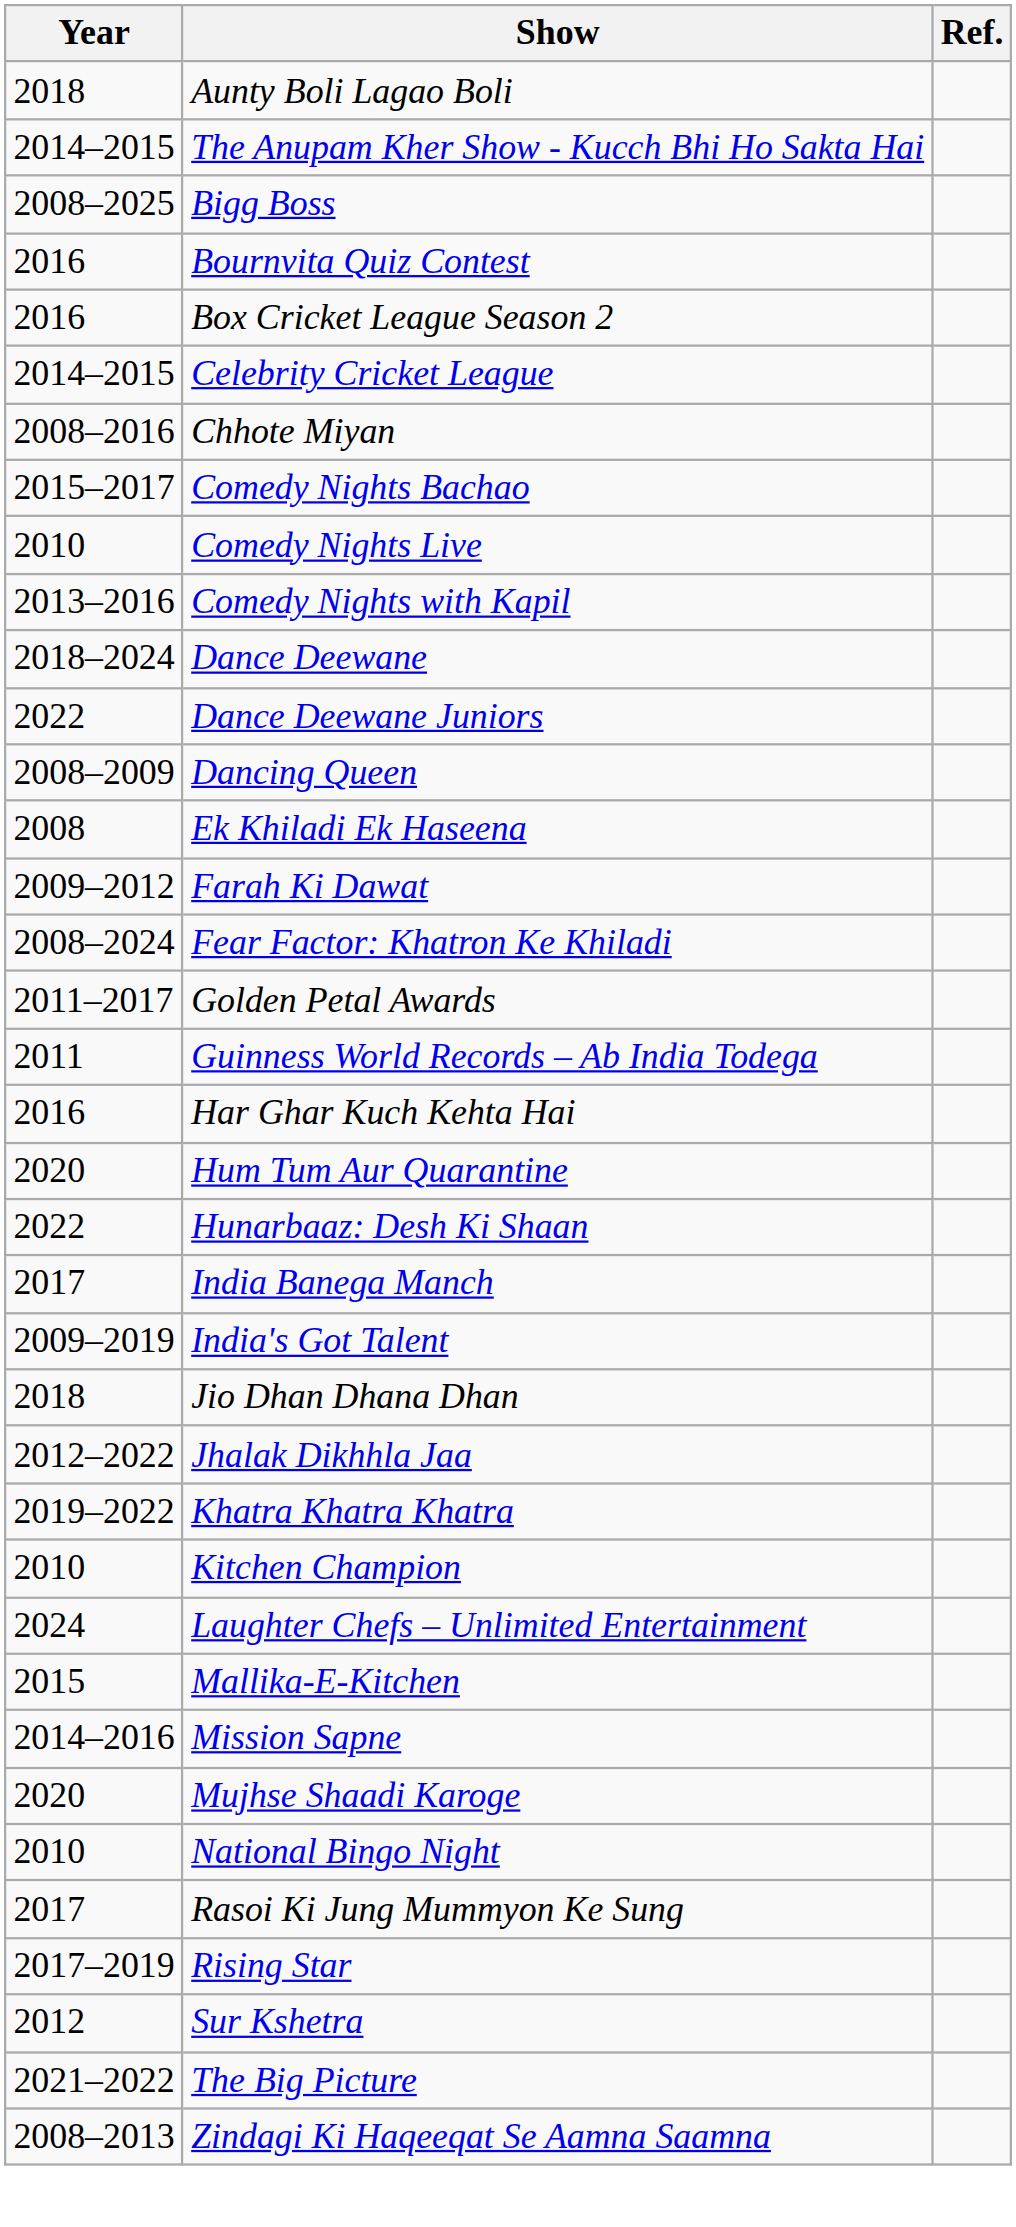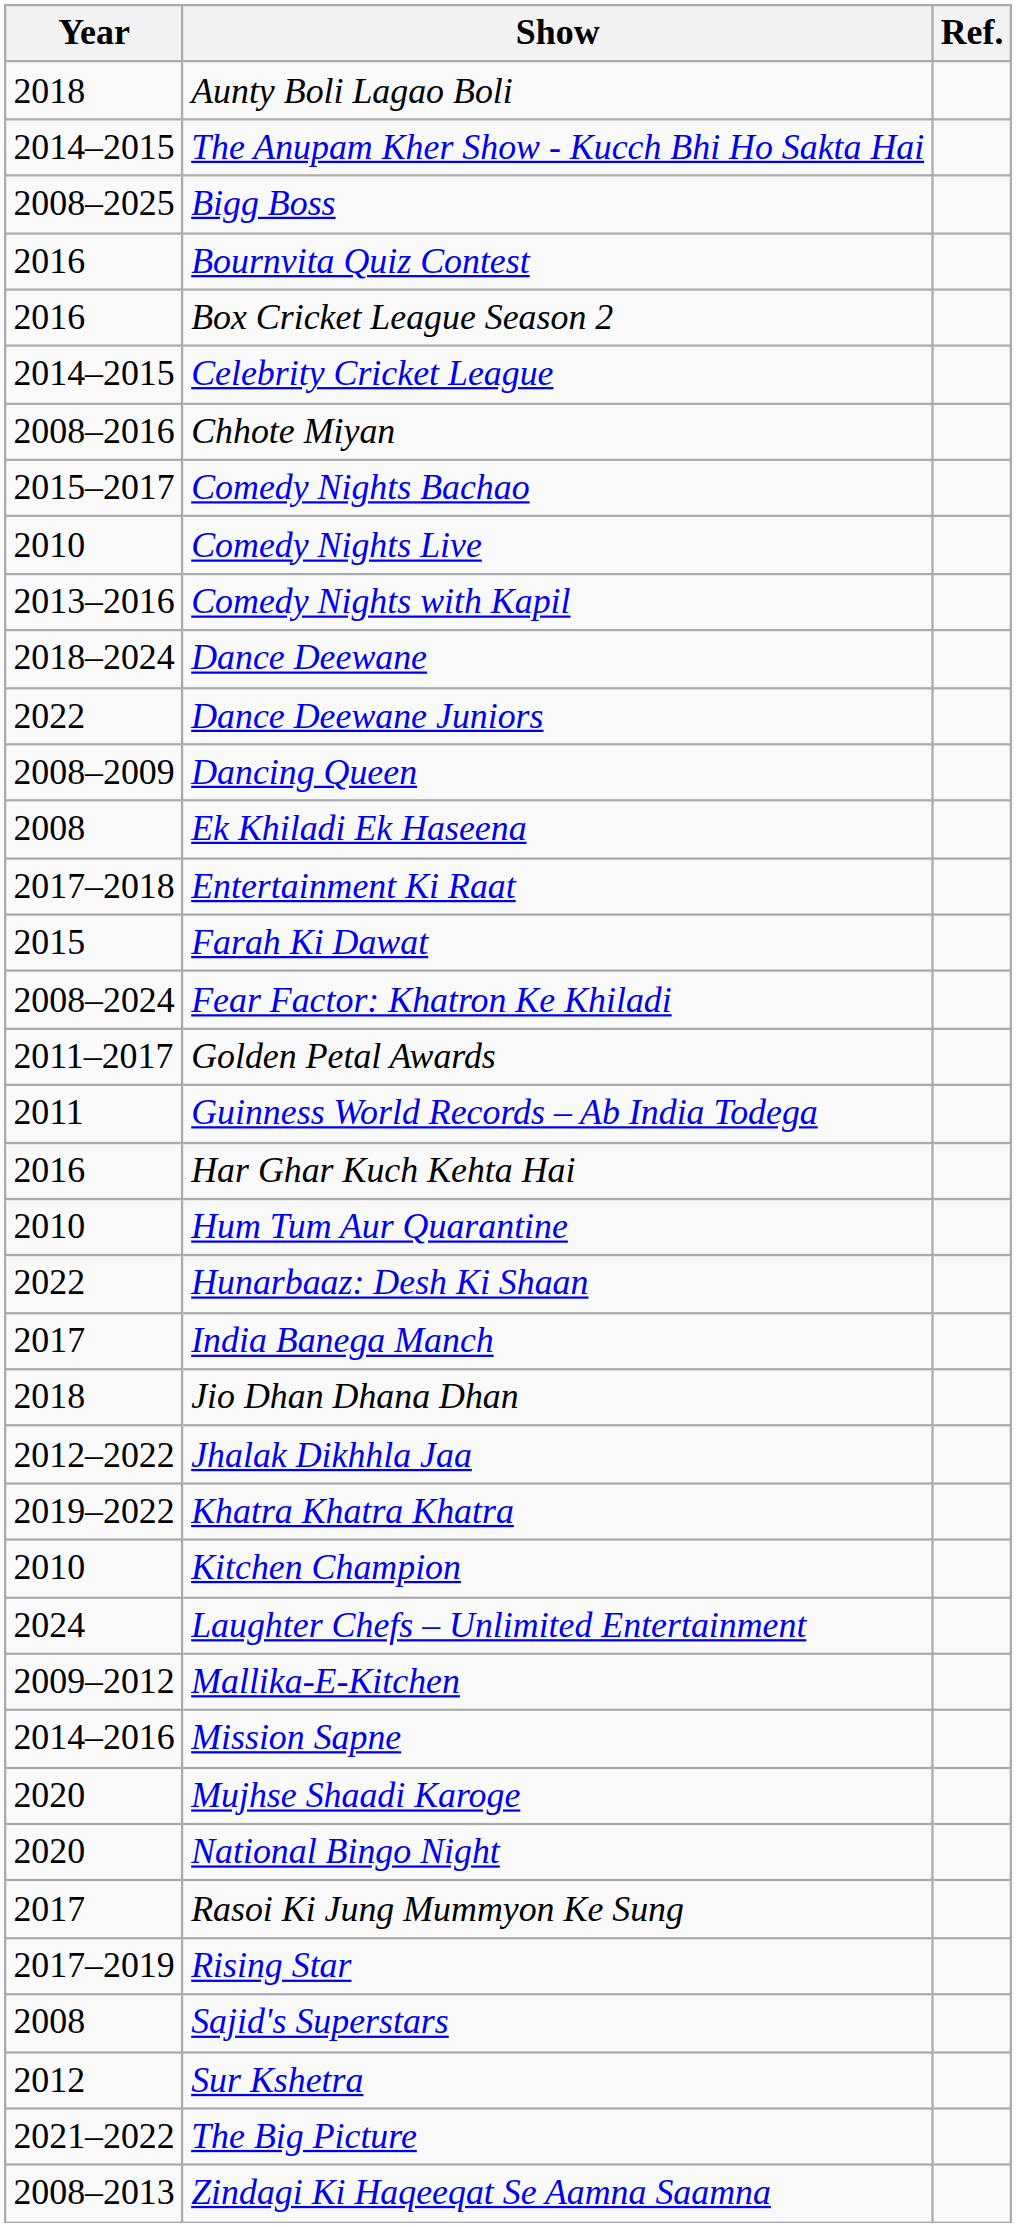+ row: (353, 885)
(94, 885) 2009–2012 -> (49, 942) 2015
(49, 1169) 2020 -> (49, 1226) 2010
- row: (320, 1340)
(49, 1681) 2015 -> (94, 1681) 2009–2012
(49, 1851) 2010 -> (49, 1851) 2020
+ row: (320, 2022)
